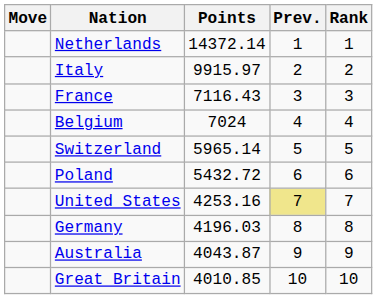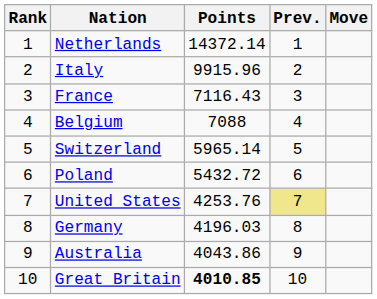columns swapped: (349, 18) <-> (28, 18)
(227, 70) 9915.97 -> (227, 70) 9915.96
(227, 123) 7024 -> (227, 123) 7088
(227, 202) 4253.16 -> (227, 202) 4253.76
(227, 254) 4043.87 -> (227, 254) 4043.86
(227, 280) normal -> (227, 280) bold
